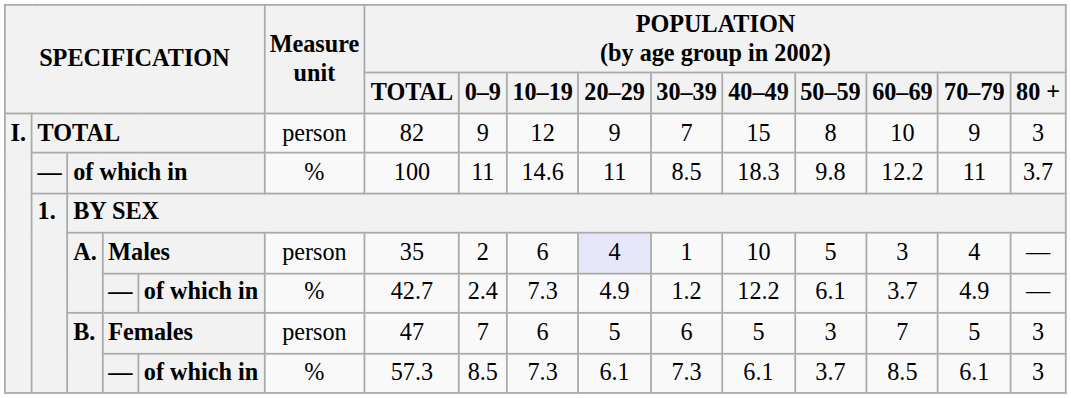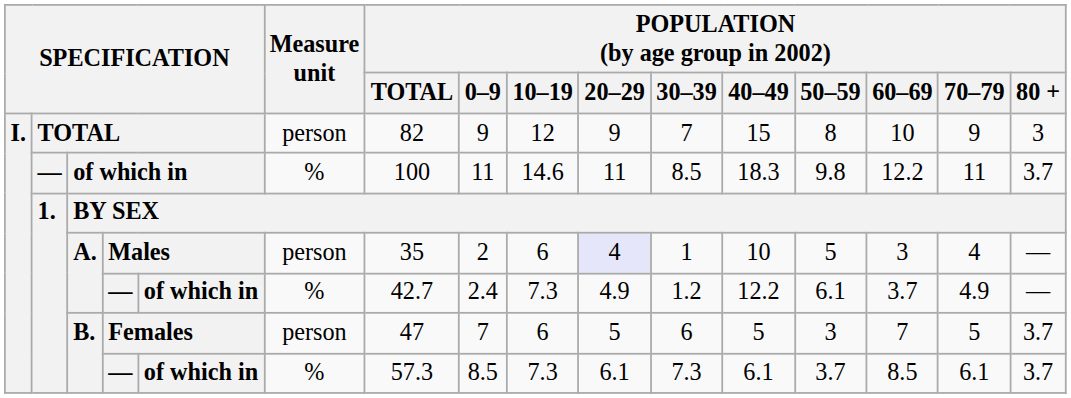(1038, 332) 3 -> (1038, 332) 3.7
(1038, 372) 3 -> (1038, 372) 3.7
